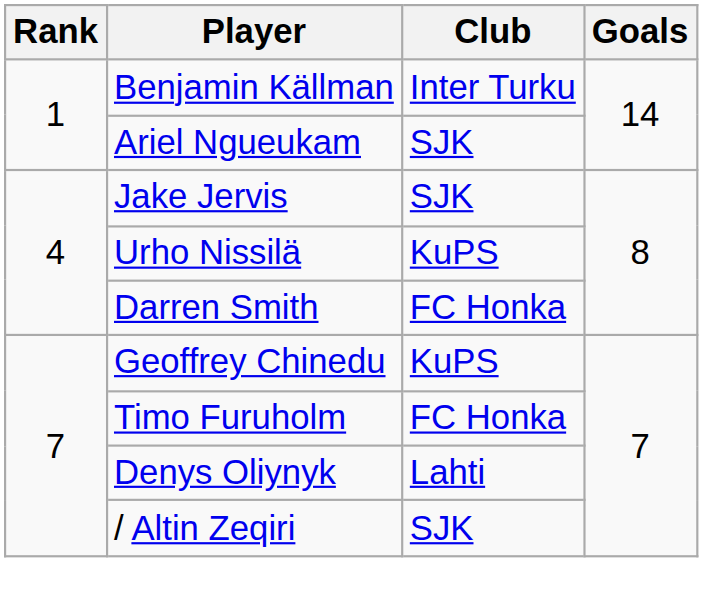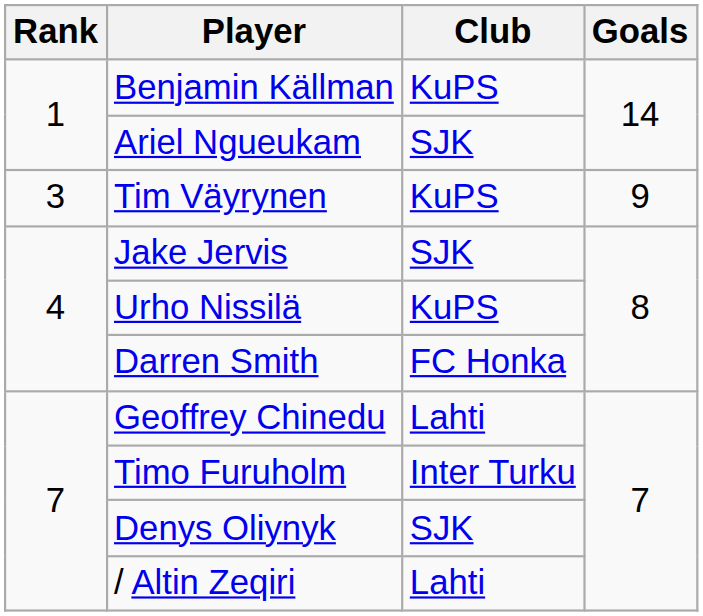(493, 87) Inter Turku -> (454, 87) KuPS
+ row: (220, 197)
(454, 362) KuPS -> (447, 417) Lahti
(488, 417) FC Honka -> (493, 472) Inter Turku
(447, 472) Lahti -> (442, 527) SJK
(442, 527) SJK -> (447, 582) Lahti
